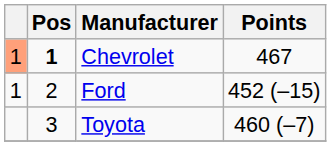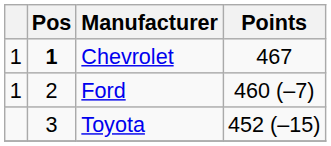(16, 56) lightsalmon background -> (16, 56) no background
(274, 90) 452 (–15) -> (274, 90) 460 (–7)
(274, 124) 460 (–7) -> (274, 124) 452 (–15)
